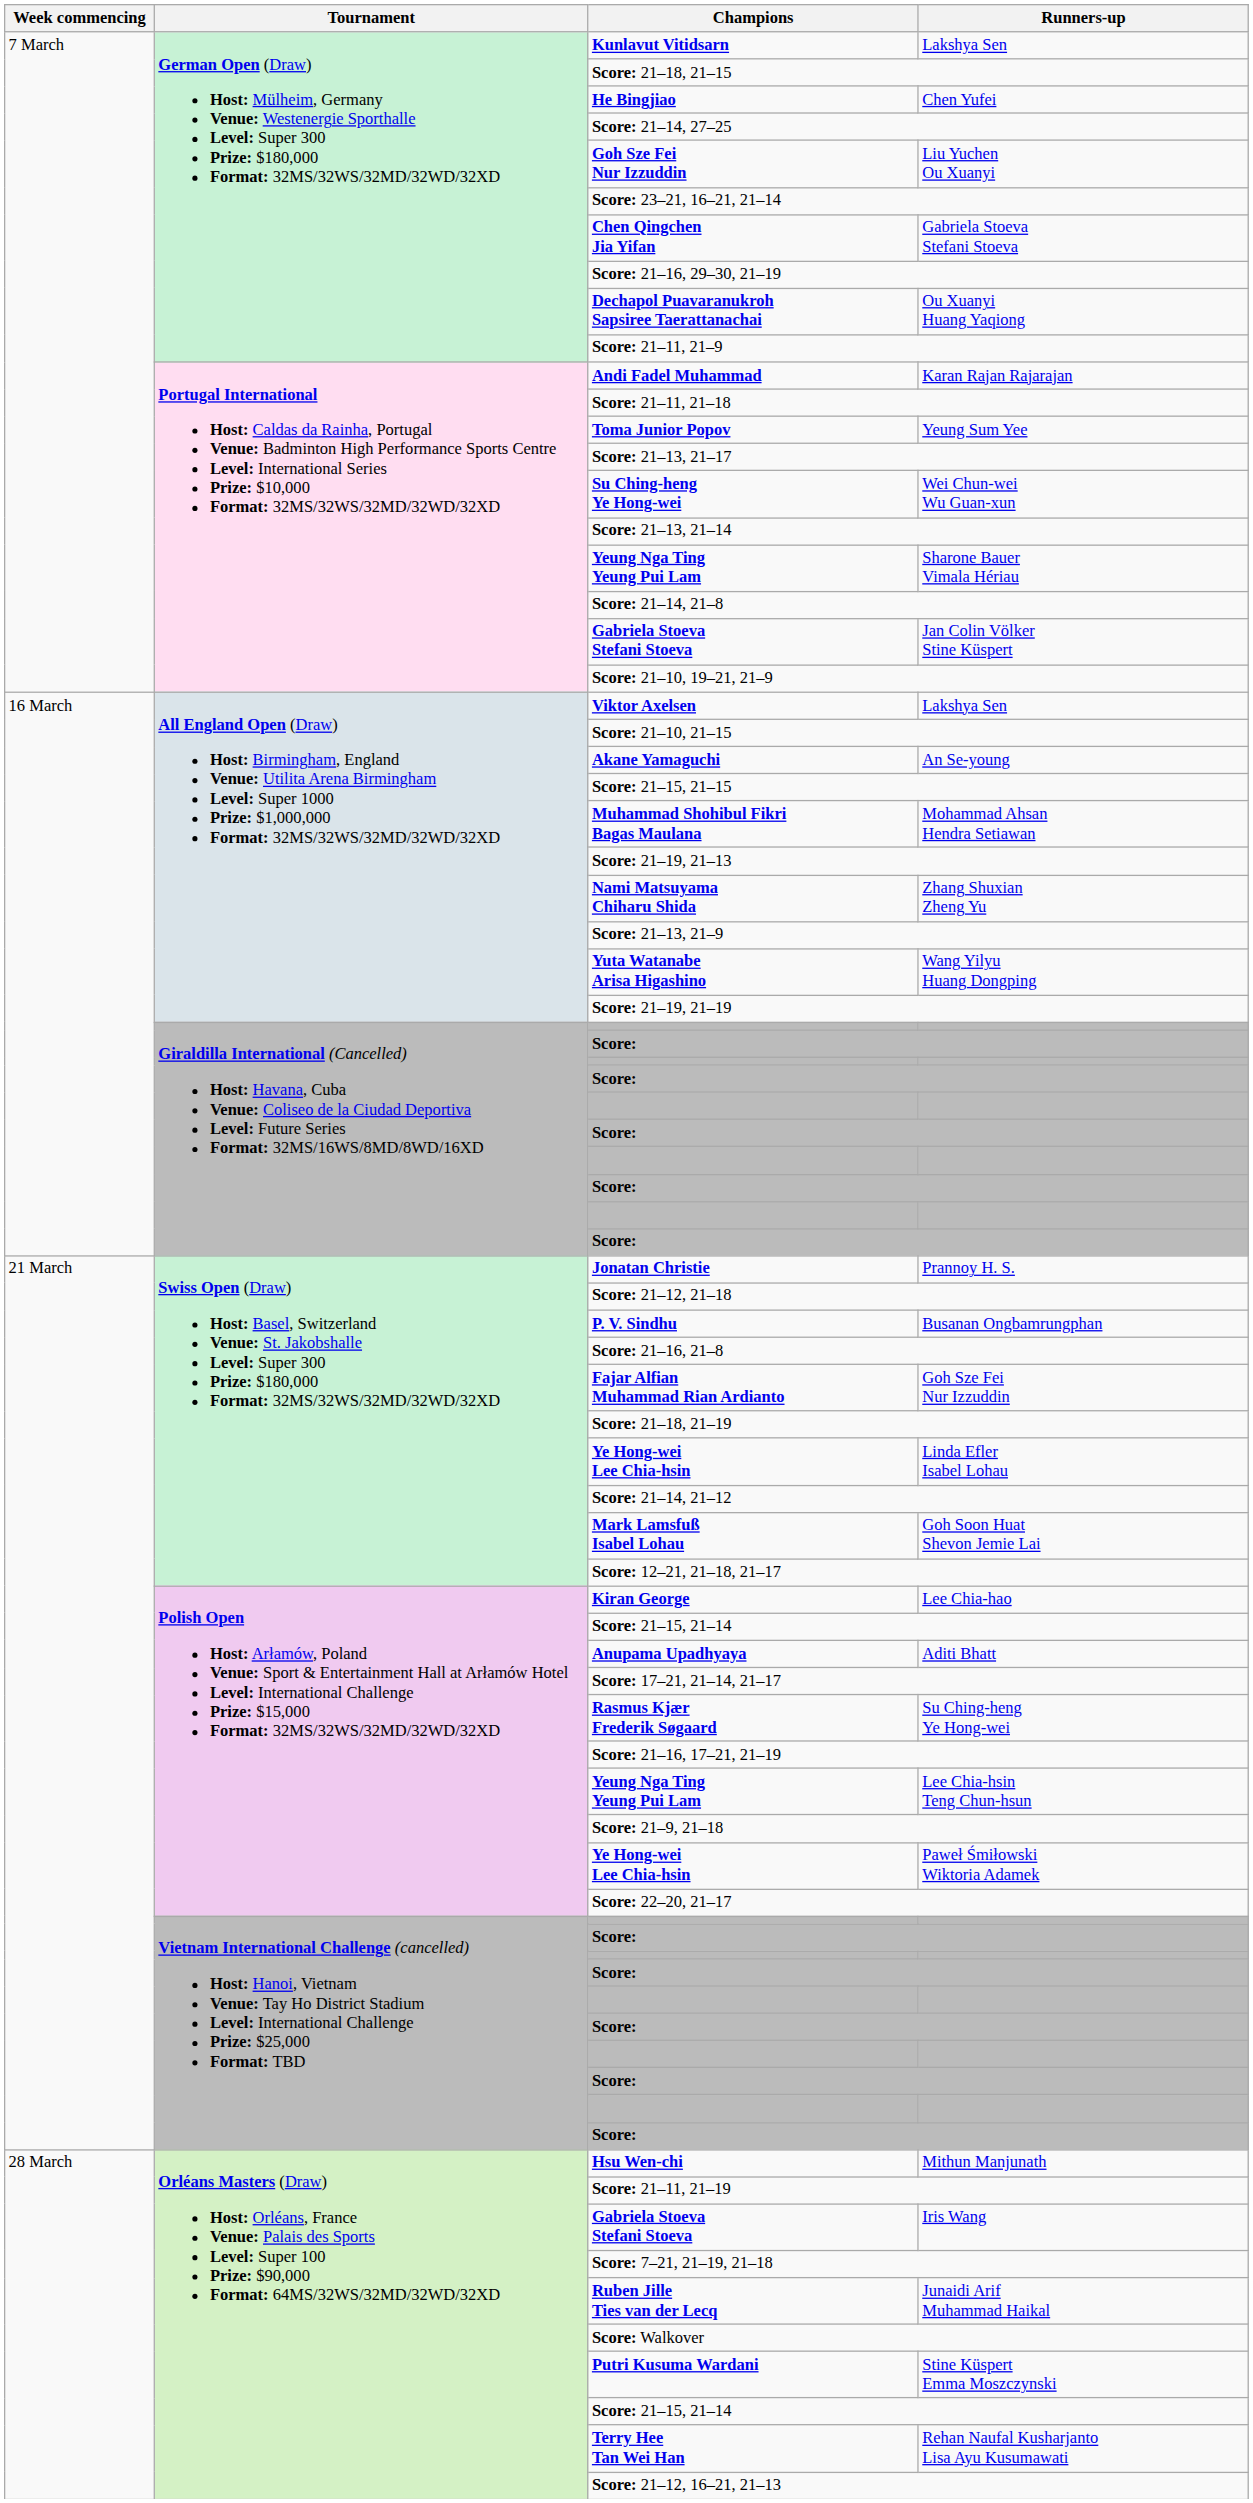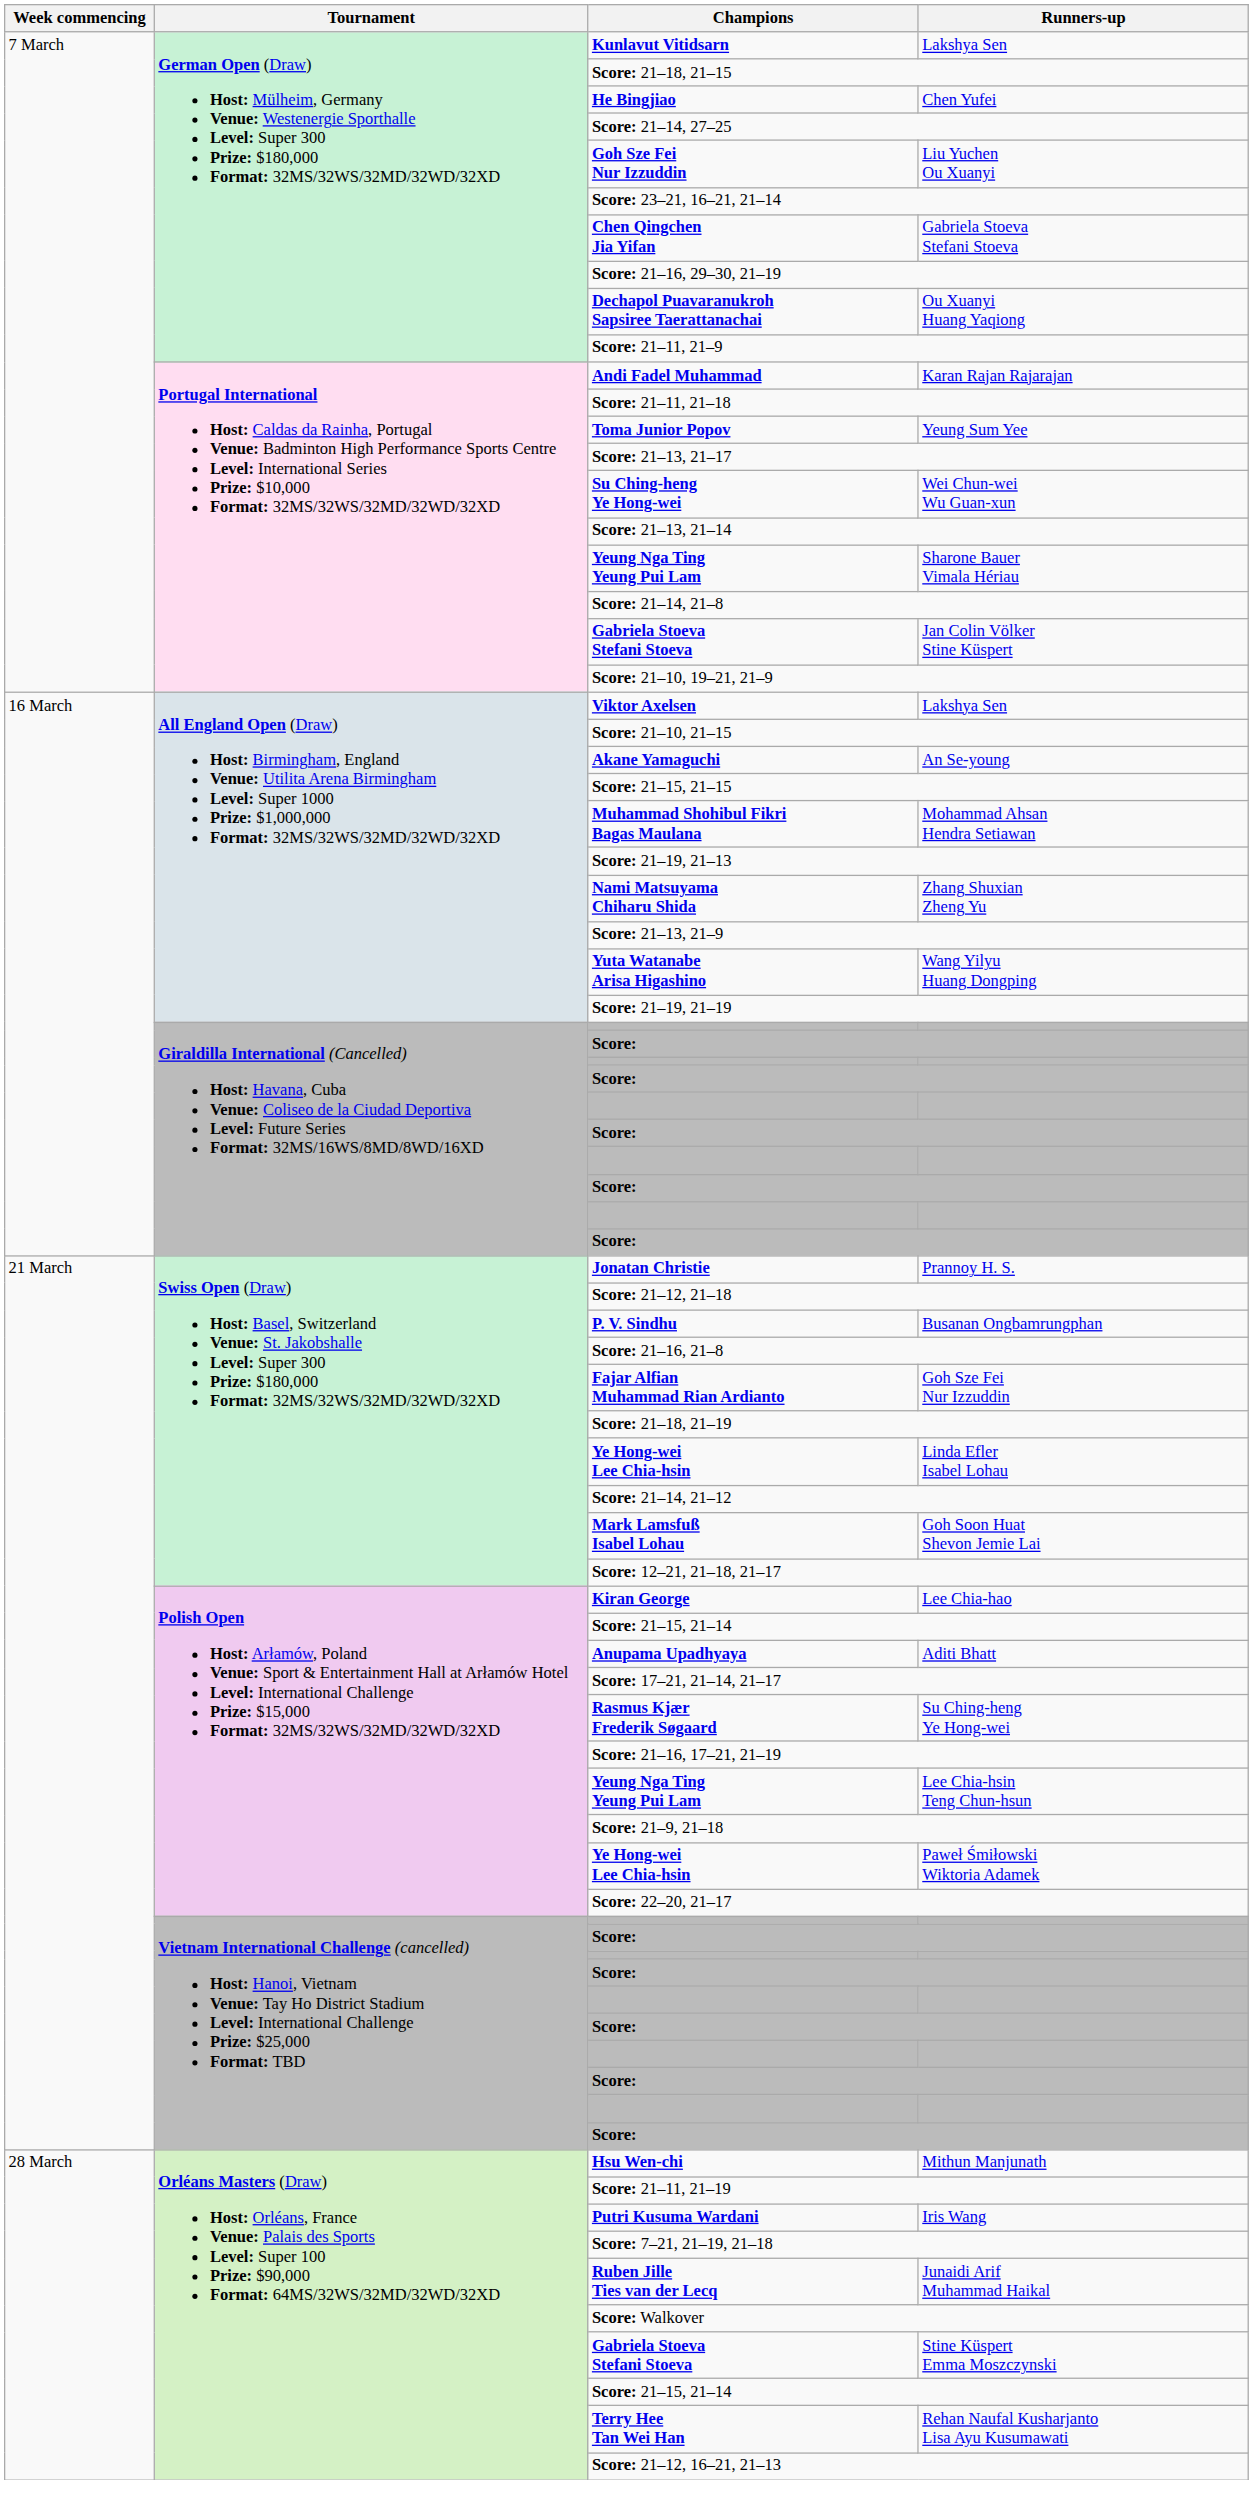(649, 2226) Gabriela Stoeva Stefani Stoeva -> (675, 2217) Putri Kusuma Wardani
(675, 2364) Putri Kusuma Wardani -> (649, 2355) Gabriela Stoeva Stefani Stoeva
